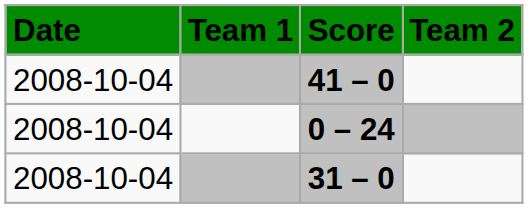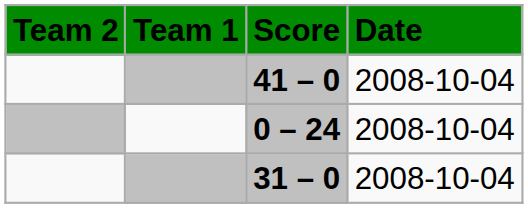columns swapped: (47, 30) <-> (462, 30)
